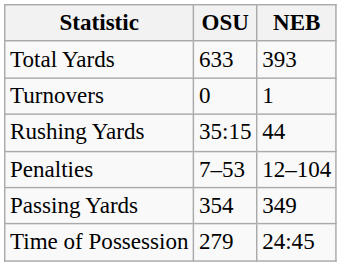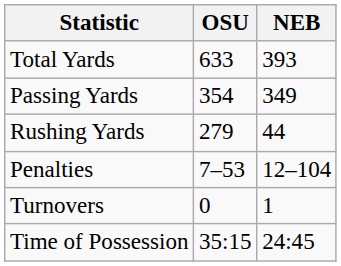rows swapped: (74, 205) <-> (57, 95)
(225, 132) 35:15 -> (216, 132) 279
(216, 242) 279 -> (225, 242) 35:15
